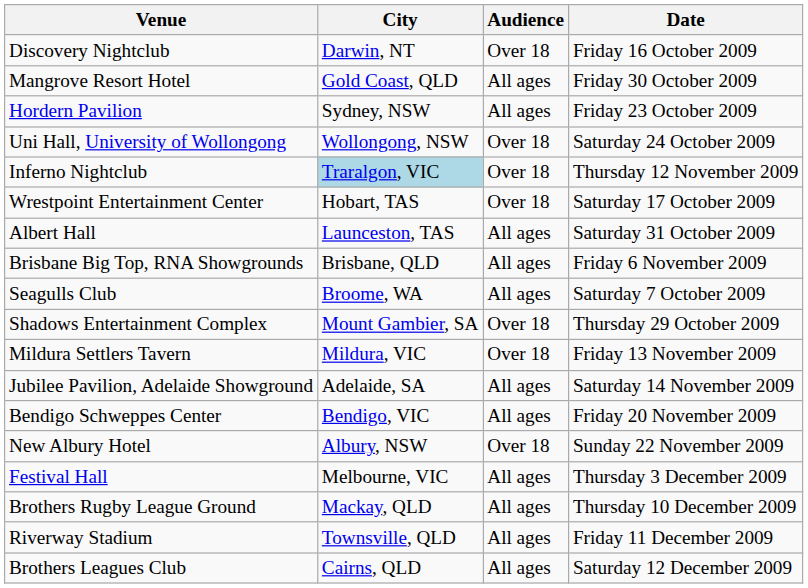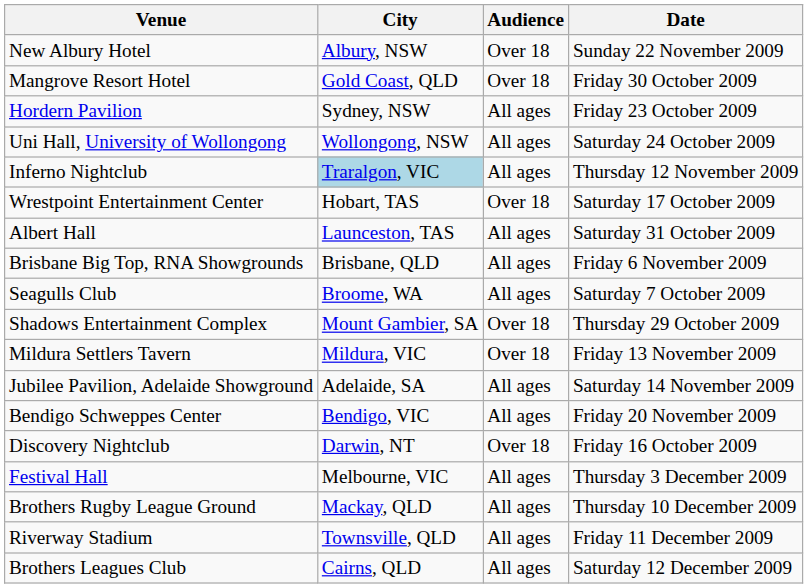rows swapped: (89, 50) <-> (80, 446)
(519, 80) All ages -> (518, 80) Over 18
(518, 141) Over 18 -> (519, 141) All ages
(518, 171) Over 18 -> (519, 171) All ages
